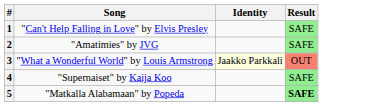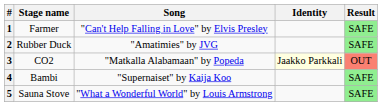+ column: (44, 12)
(115, 61) "What a Wonderful World" by Louis Armstrong -> (174, 61) "Matkalla Alabamaan" by Popeda
(115, 93) "Matkalla Alabamaan" by Popeda -> (174, 93) "What a Wonderful World" by Louis Armstrong
(301, 93) bold -> (361, 93) normal
